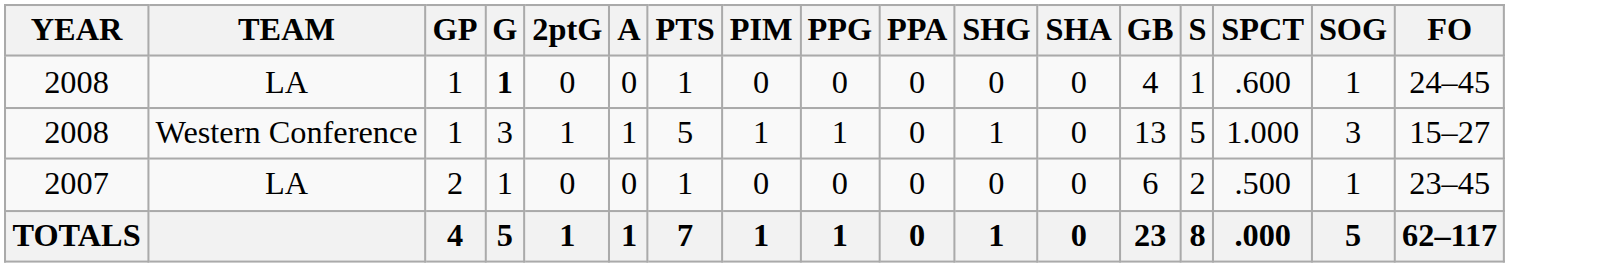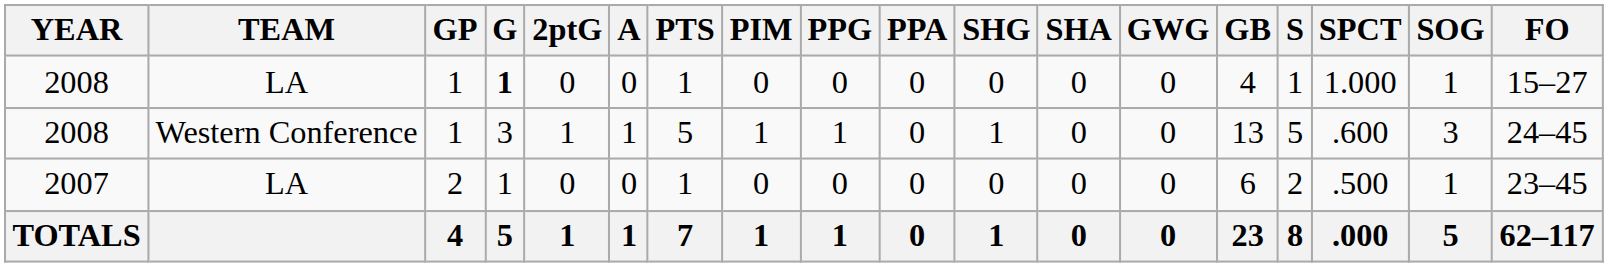+ column: (1168, 30)
(1263, 81) .600 -> (1360, 81) 1.000
(1450, 81) 24–45 -> (1547, 81) 15–27
(1263, 132) 1.000 -> (1360, 132) .600
(1450, 132) 15–27 -> (1547, 132) 24–45
